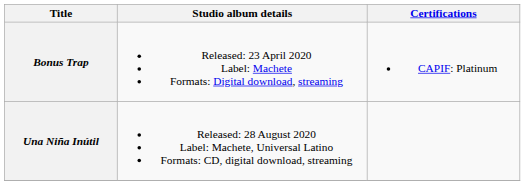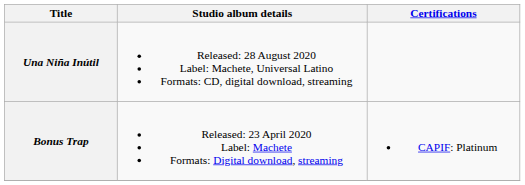rows swapped: (61, 62) <-> (61, 141)
